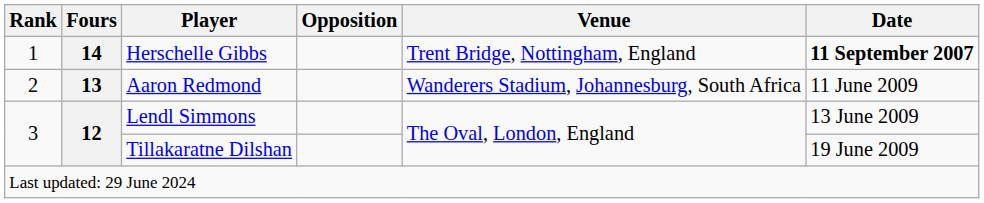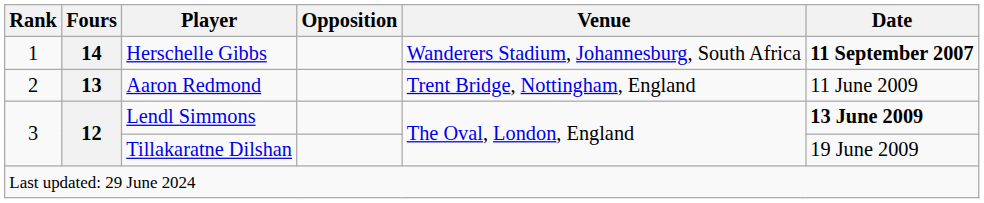(551, 52) Trent Bridge, Nottingham, England -> (604, 52) Wanderers Stadium, Johannesburg, South Africa
(604, 85) Wanderers Stadium, Johannesburg, South Africa -> (551, 85) Trent Bridge, Nottingham, England
(864, 117) normal -> (867, 117) bold
